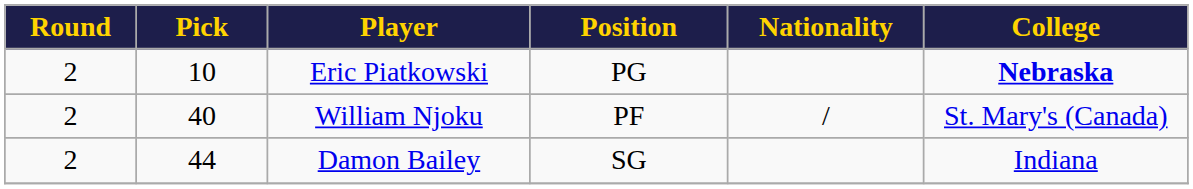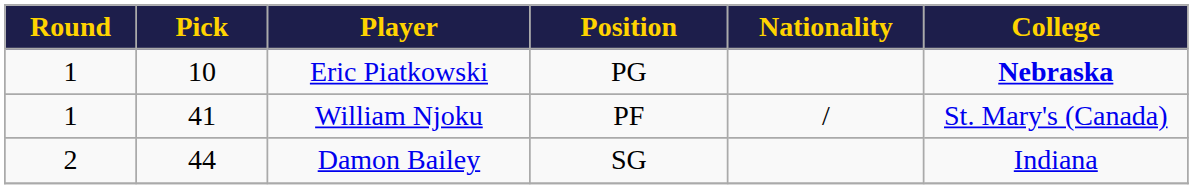(71, 71) 2 -> (71, 71) 1
(71, 115) 2 -> (71, 115) 1
(202, 115) 40 -> (202, 115) 41
